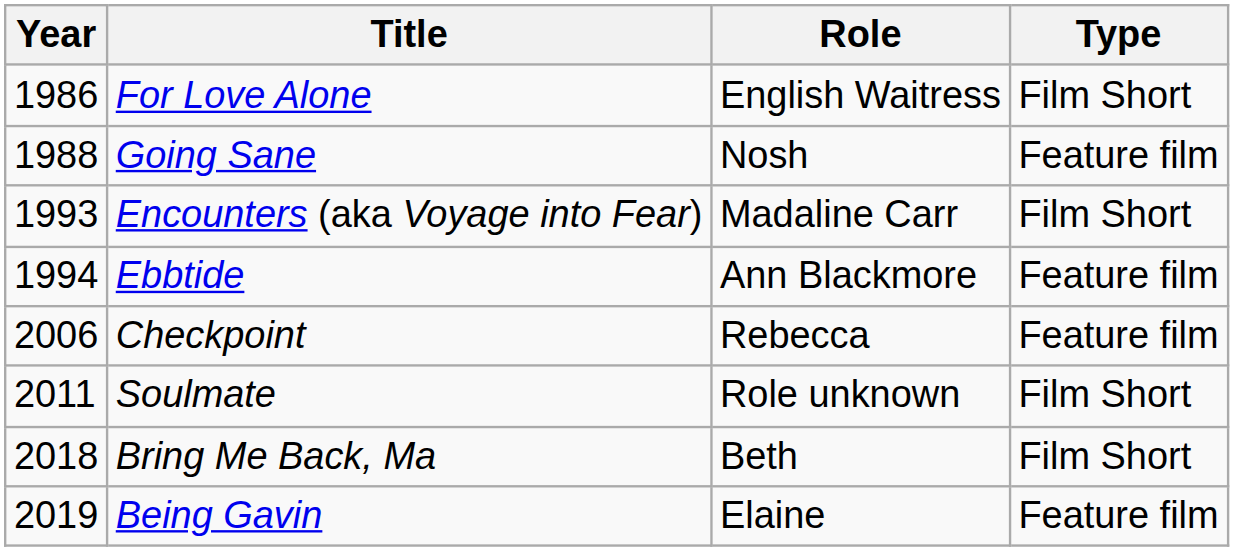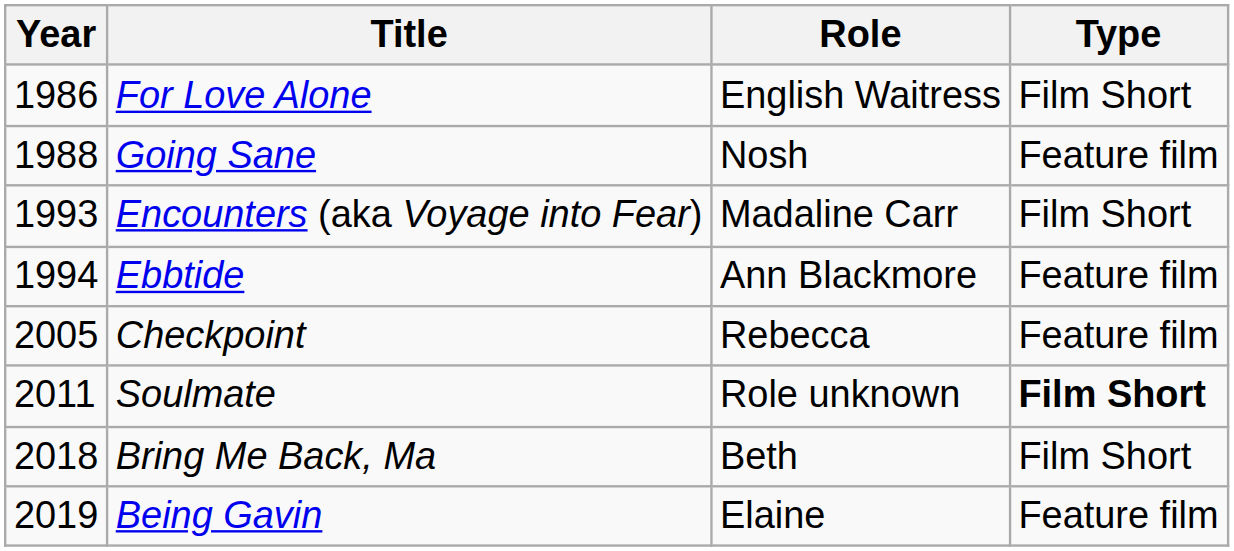(56, 335) 2006 -> (56, 335) 2005
(1105, 395) normal -> (1112, 395) bold
